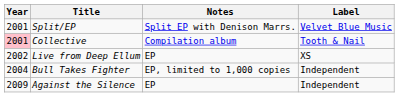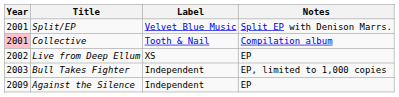columns swapped: (346, 12) <-> (220, 12)
(17, 70) 2004 -> (17, 70) 2003
